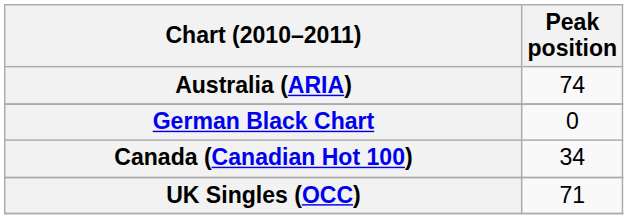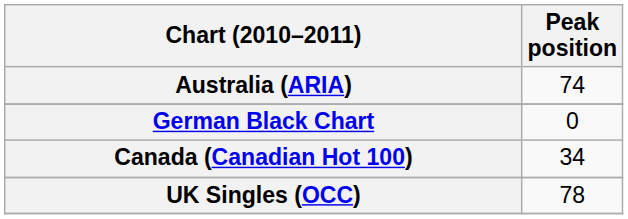(572, 194) 71 -> (572, 194) 78
